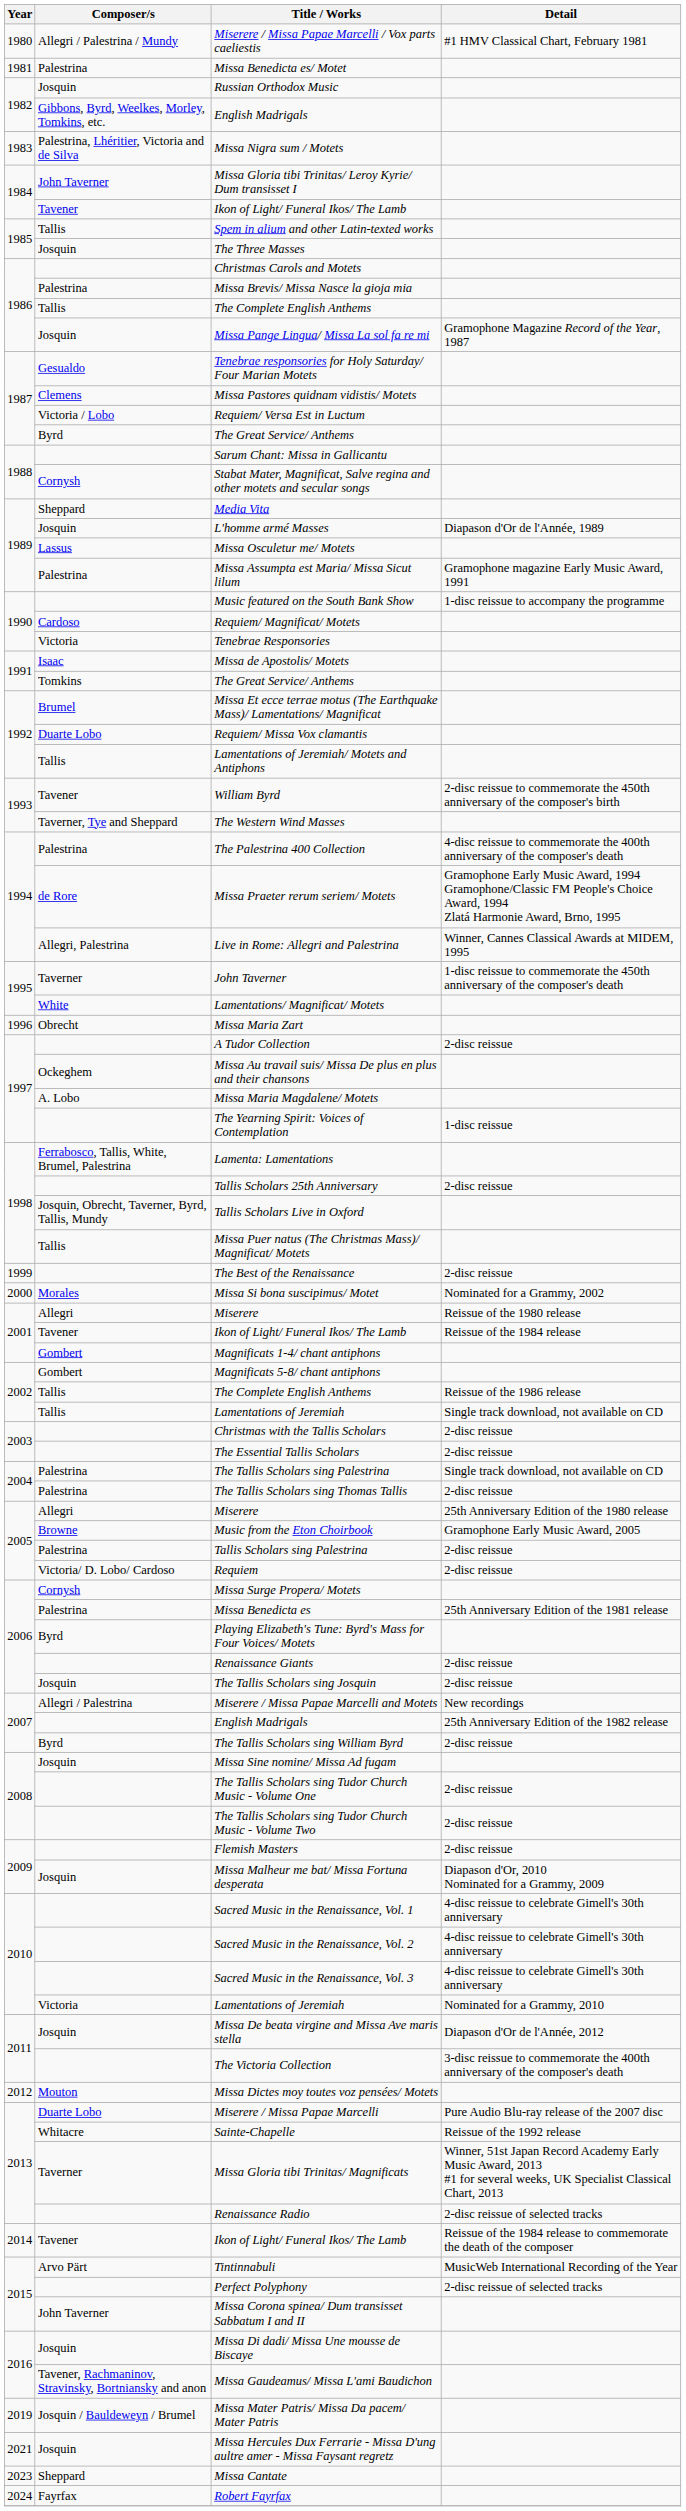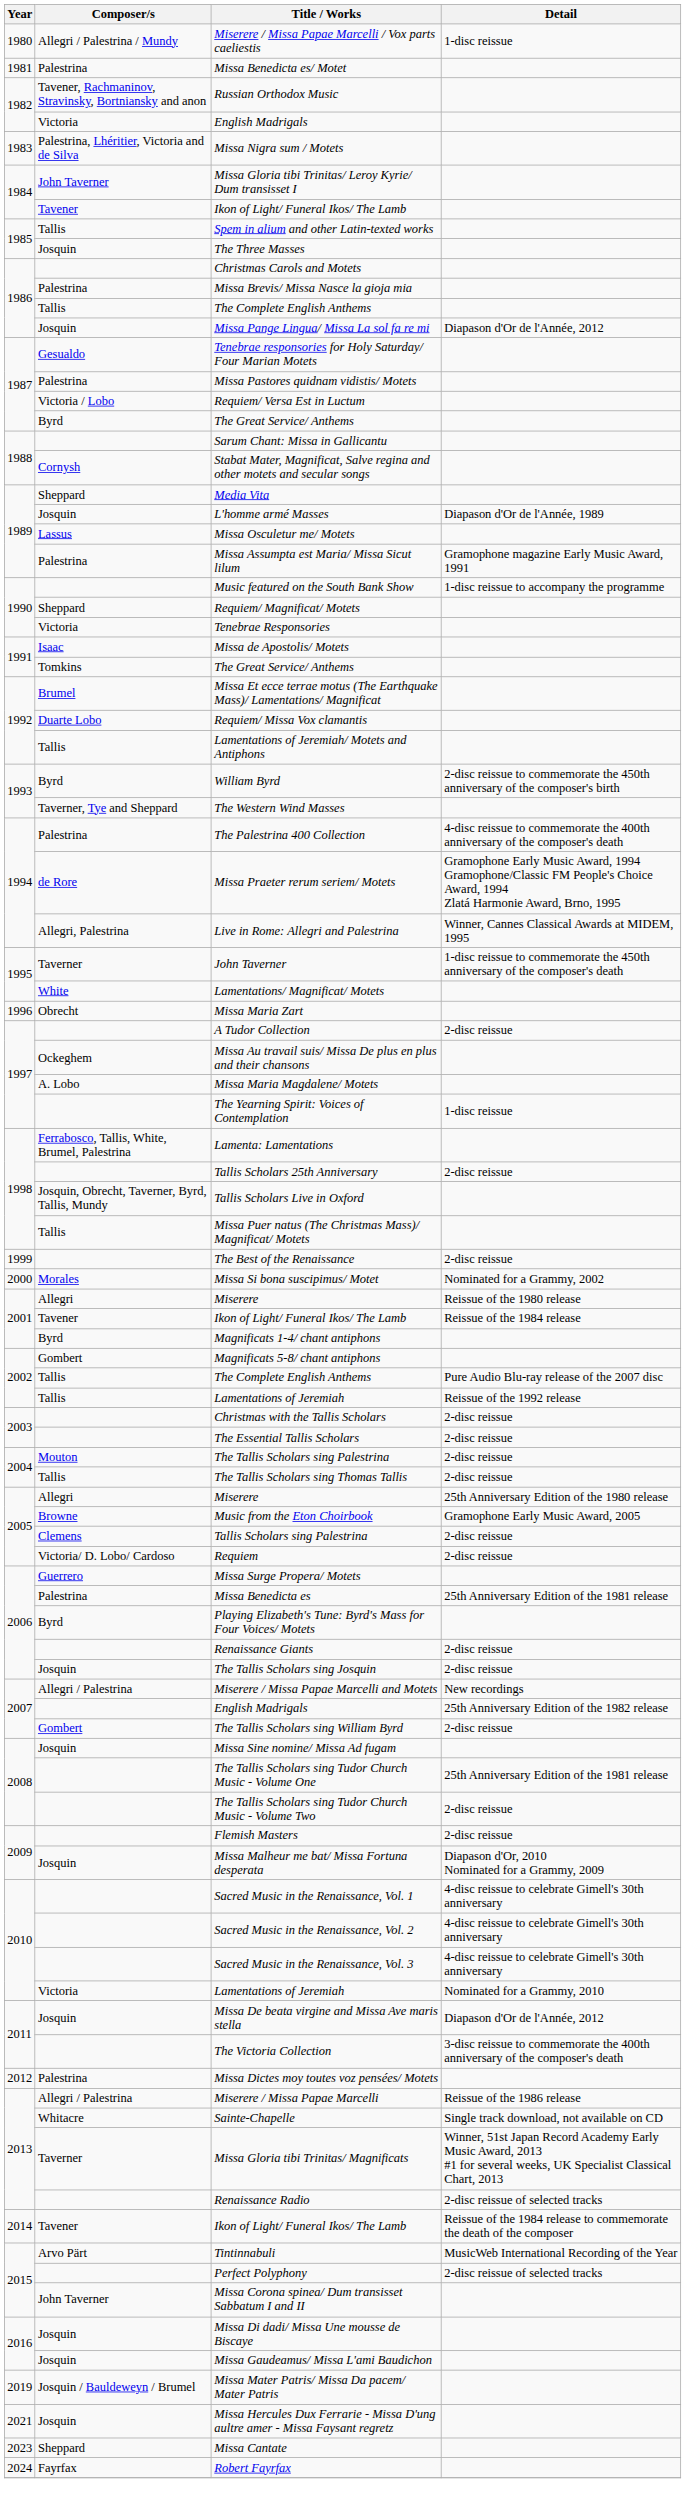(546, 41) #1 HMV Classical Chart, February 1981 -> (478, 41) 1-disc reissue
(57, 87) Josquin -> (122, 94) Tavener, Rachmaninov, Stravinsky, Bortniansky and anon
(121, 114) Gibbons, Byrd, Weelkes, Morley, Tomkins, etc. -> (58, 121) Victoria
(552, 334) Gramophone Magazine Record of the Year, 1987 -> (524, 327) Diapason d'Or de l'Année, 2012
(60, 395) Clemens -> (63, 381) Palestrina
(59, 621) Cardoso -> (62, 607) Sheppard
(58, 795) Tavener -> (50, 781) Byrd
(60, 1352) Gombert -> (50, 1338) Byrd
(512, 1392) Reissue of the 1986 release -> (554, 1378) Pure Audio Blu-ray release of the 2007 disc
(554, 1411) Single track download, not available on CD -> (512, 1397) Reissue of the 1992 release
(63, 1471) Palestrina -> (58, 1457) Mouton
(554, 1471) Single track download, not available on CD -> (478, 1457) 2-disc reissue
(63, 1491) Palestrina -> (52, 1476) Tallis
(63, 1550) Palestrina -> (60, 1536) Clemens
(59, 1589) Cornysh -> (61, 1575) Guerrero
(50, 1742) Byrd -> (60, 1728) Gombert
(478, 1789) 2-disc reissue -> (556, 1775) 25th Anniversary Edition of the 1981 release
(58, 2092) Mouton -> (63, 2078) Palestrina
(70, 2112) Duarte Lobo -> (85, 2098) Allegri / Palestrina
(554, 2112) Pure Audio Blu-ray release of the 2007 disc -> (512, 2098) Reissue of the 1986 release
(512, 2131) Reissue of the 1992 release -> (554, 2117) Single track download, not available on CD
(122, 2381) Tavener, Rachmaninov, Stravinsky, Bortniansky and anon -> (57, 2360) Josquin
